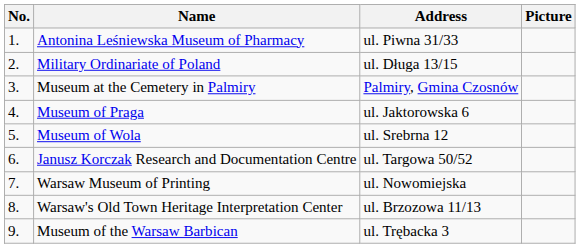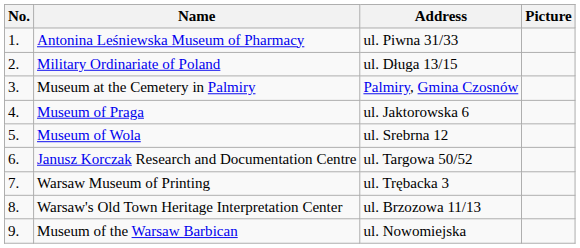(415, 183) ul. Nowomiejska -> (406, 183) ul. Trębacka 3
(406, 231) ul. Trębacka 3 -> (415, 231) ul. Nowomiejska
